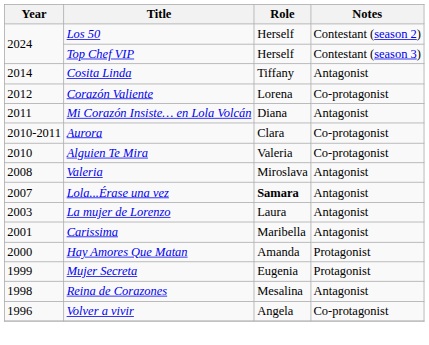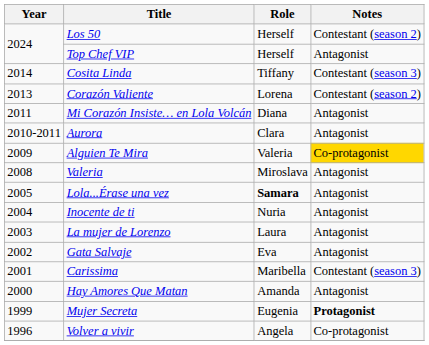(367, 53) Contestant (season 3) -> (341, 53) Antagonist
(341, 73) Antagonist -> (367, 73) Contestant (season 3)
(20, 93) 2012 -> (20, 93) 2013
(351, 93) Co-protagonist -> (367, 93) Contestant (season 2)
(351, 133) Co-protagonist -> (341, 133) Antagonist
(20, 152) 2010 -> (20, 152) 2009
(351, 152) no background -> (351, 152) gold background
(20, 192) 2007 -> (20, 192) 2005
+ row: (101, 212)
+ row: (99, 251)
(341, 232) Antagonist -> (367, 271) Contestant (season 3)
(342, 251) Protagonist -> (341, 291) Antagonist
(342, 271) normal -> (344, 311) bold
- row: (117, 291)
